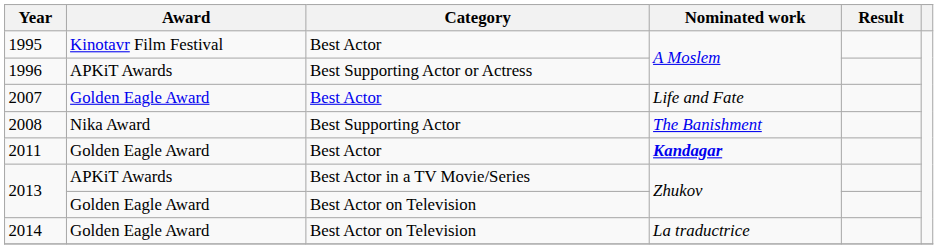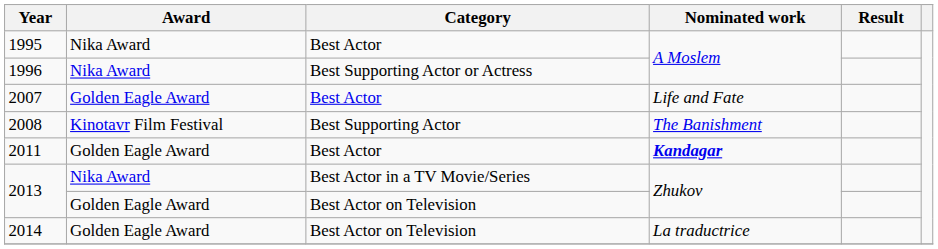(147, 44) Kinotavr Film Festival -> (110, 44) Nika Award
(121, 71) APKiT Awards -> (110, 71) Nika Award
(110, 124) Nika Award -> (147, 124) Kinotavr Film Festival
(121, 177) APKiT Awards -> (110, 177) Nika Award
